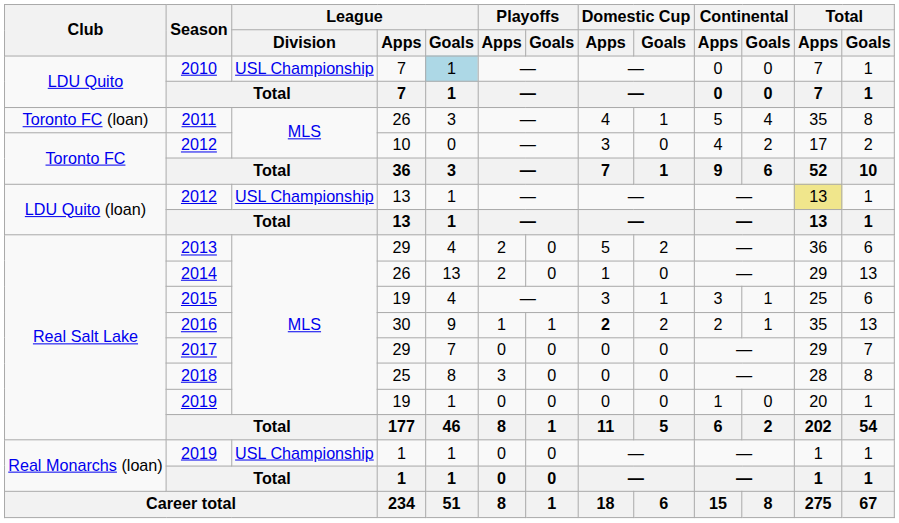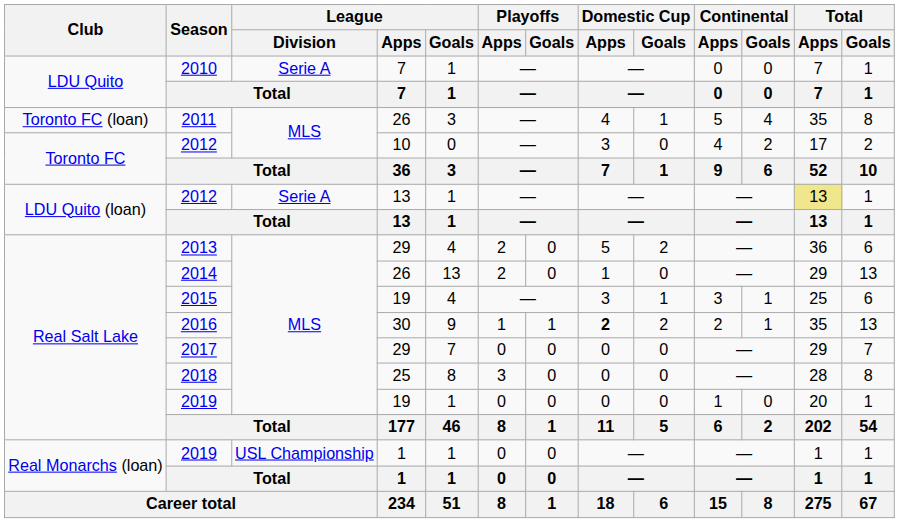(304, 68) USL Championship -> (304, 68) Serie A
(452, 68) lightblue background -> (452, 68) no background
(304, 196) USL Championship -> (304, 196) Serie A
